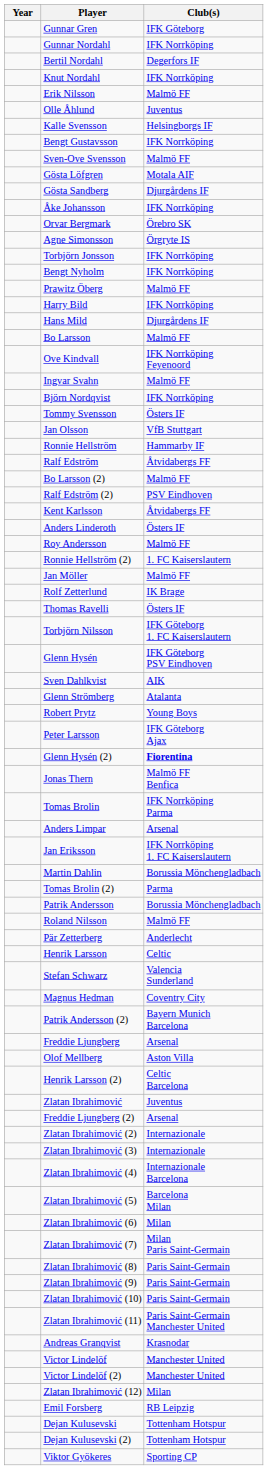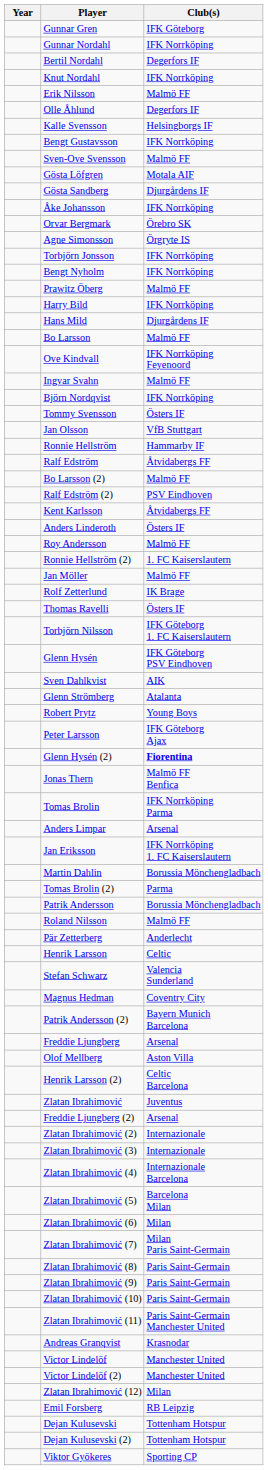(164, 110) Juventus -> (173, 110) Degerfors IF
